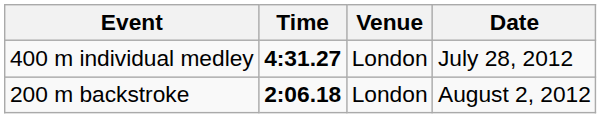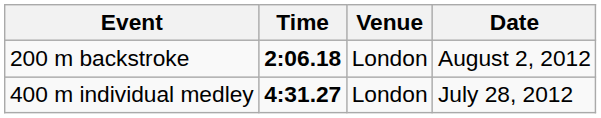rows swapped: (100, 94) <-> (132, 58)
